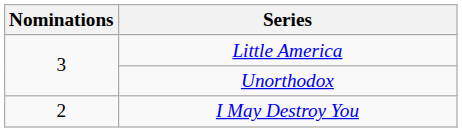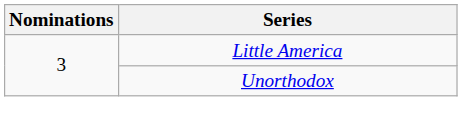- row: (287, 111)
